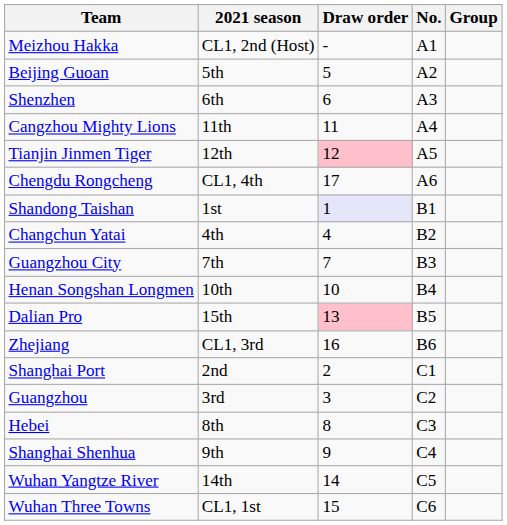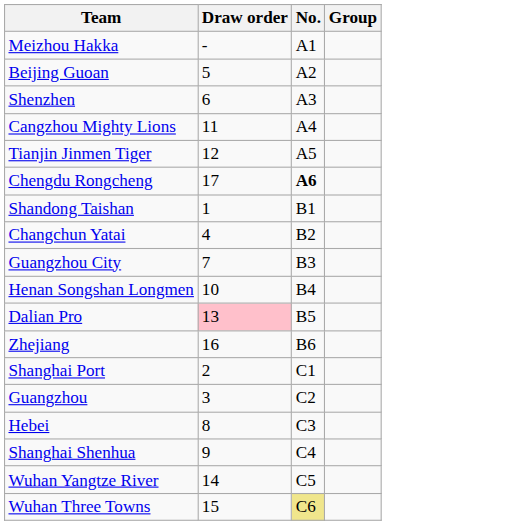- column: (258, 18)
(331, 153) pink background -> (210, 153) no background
(427, 180) normal -> (306, 180) bold
(327, 208) lavender background -> (206, 208) no background
(426, 506) no background -> (306, 506) khaki background
